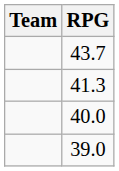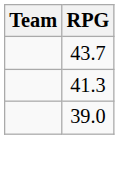- row: (88, 117)
